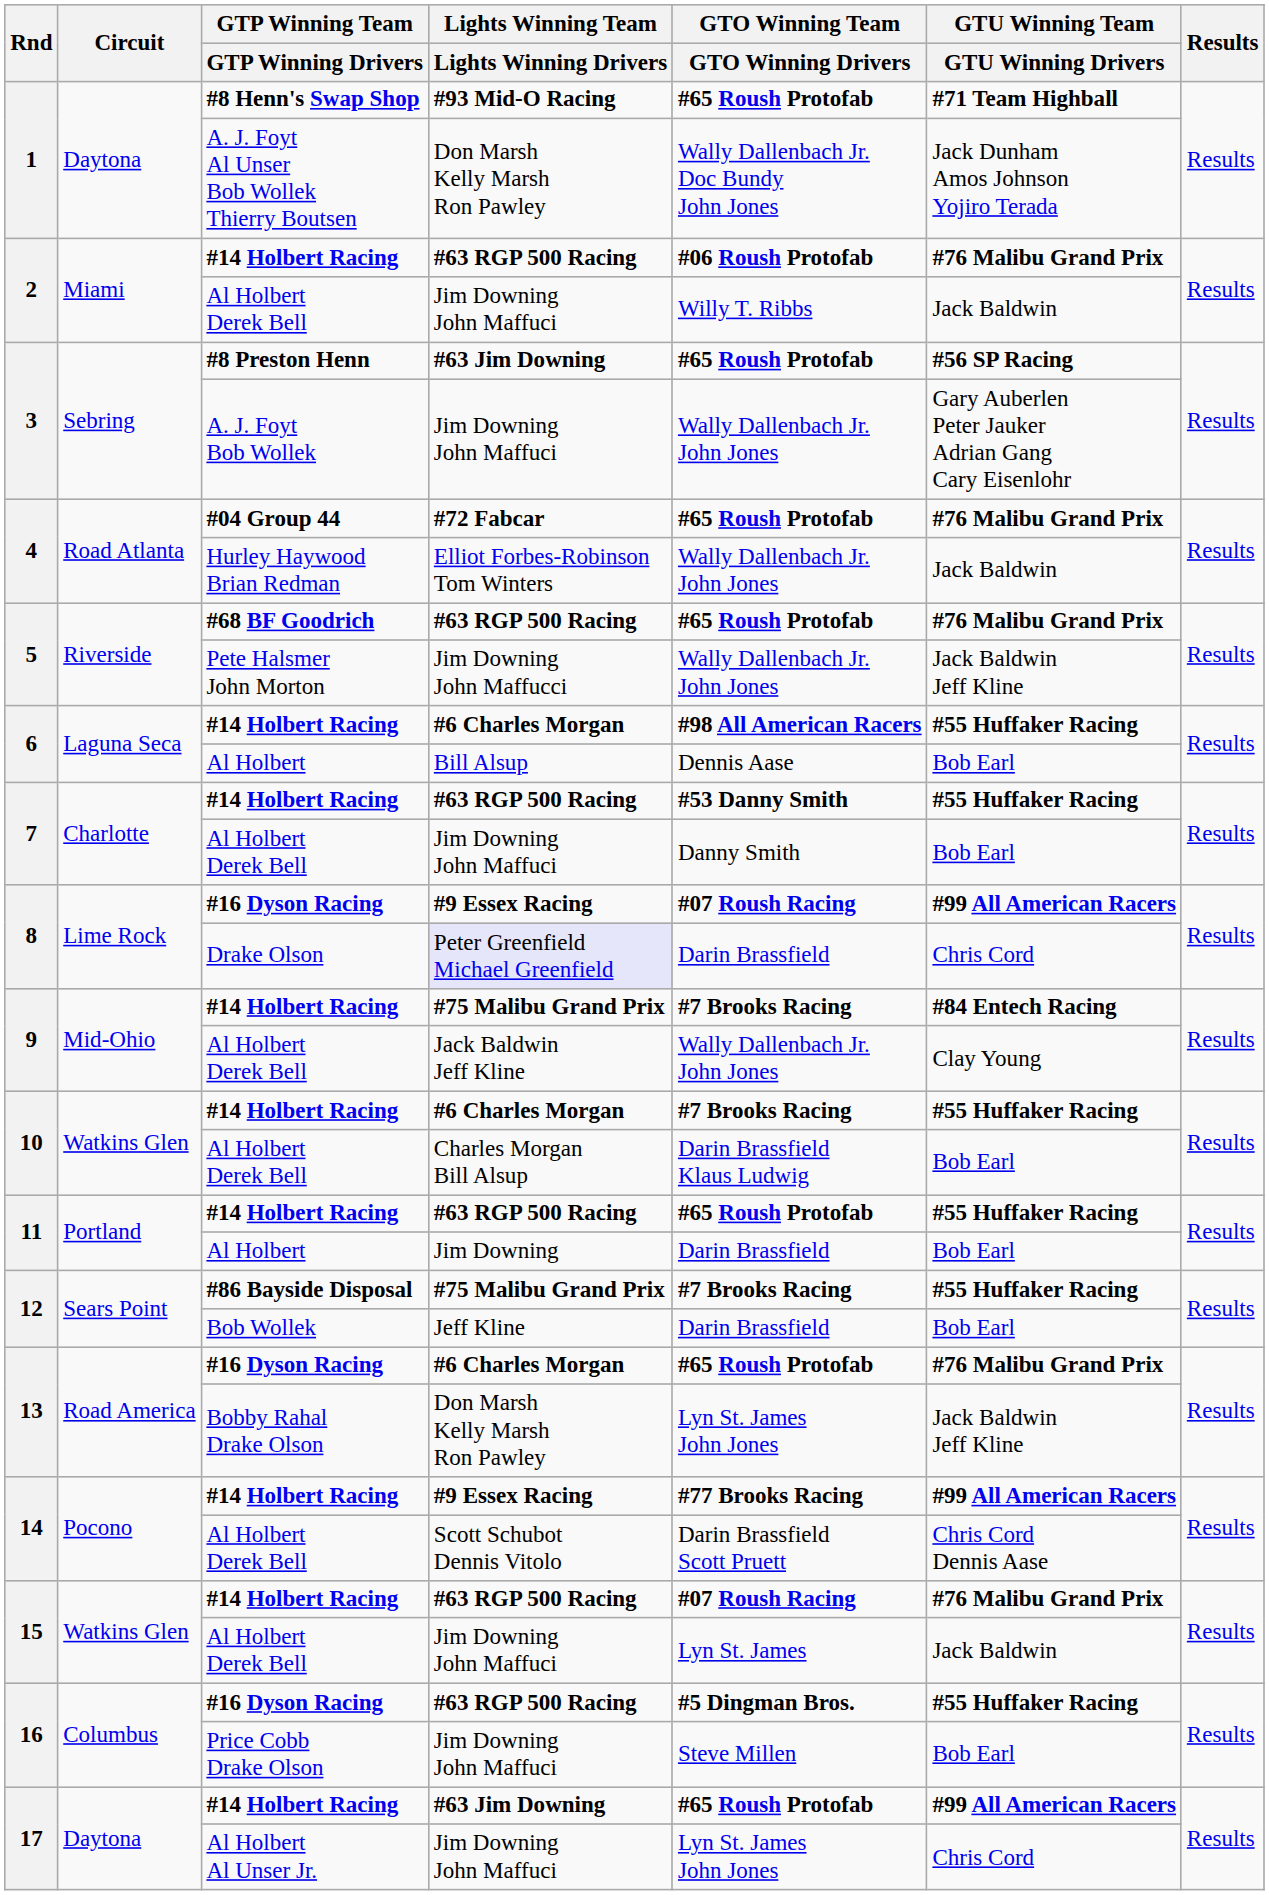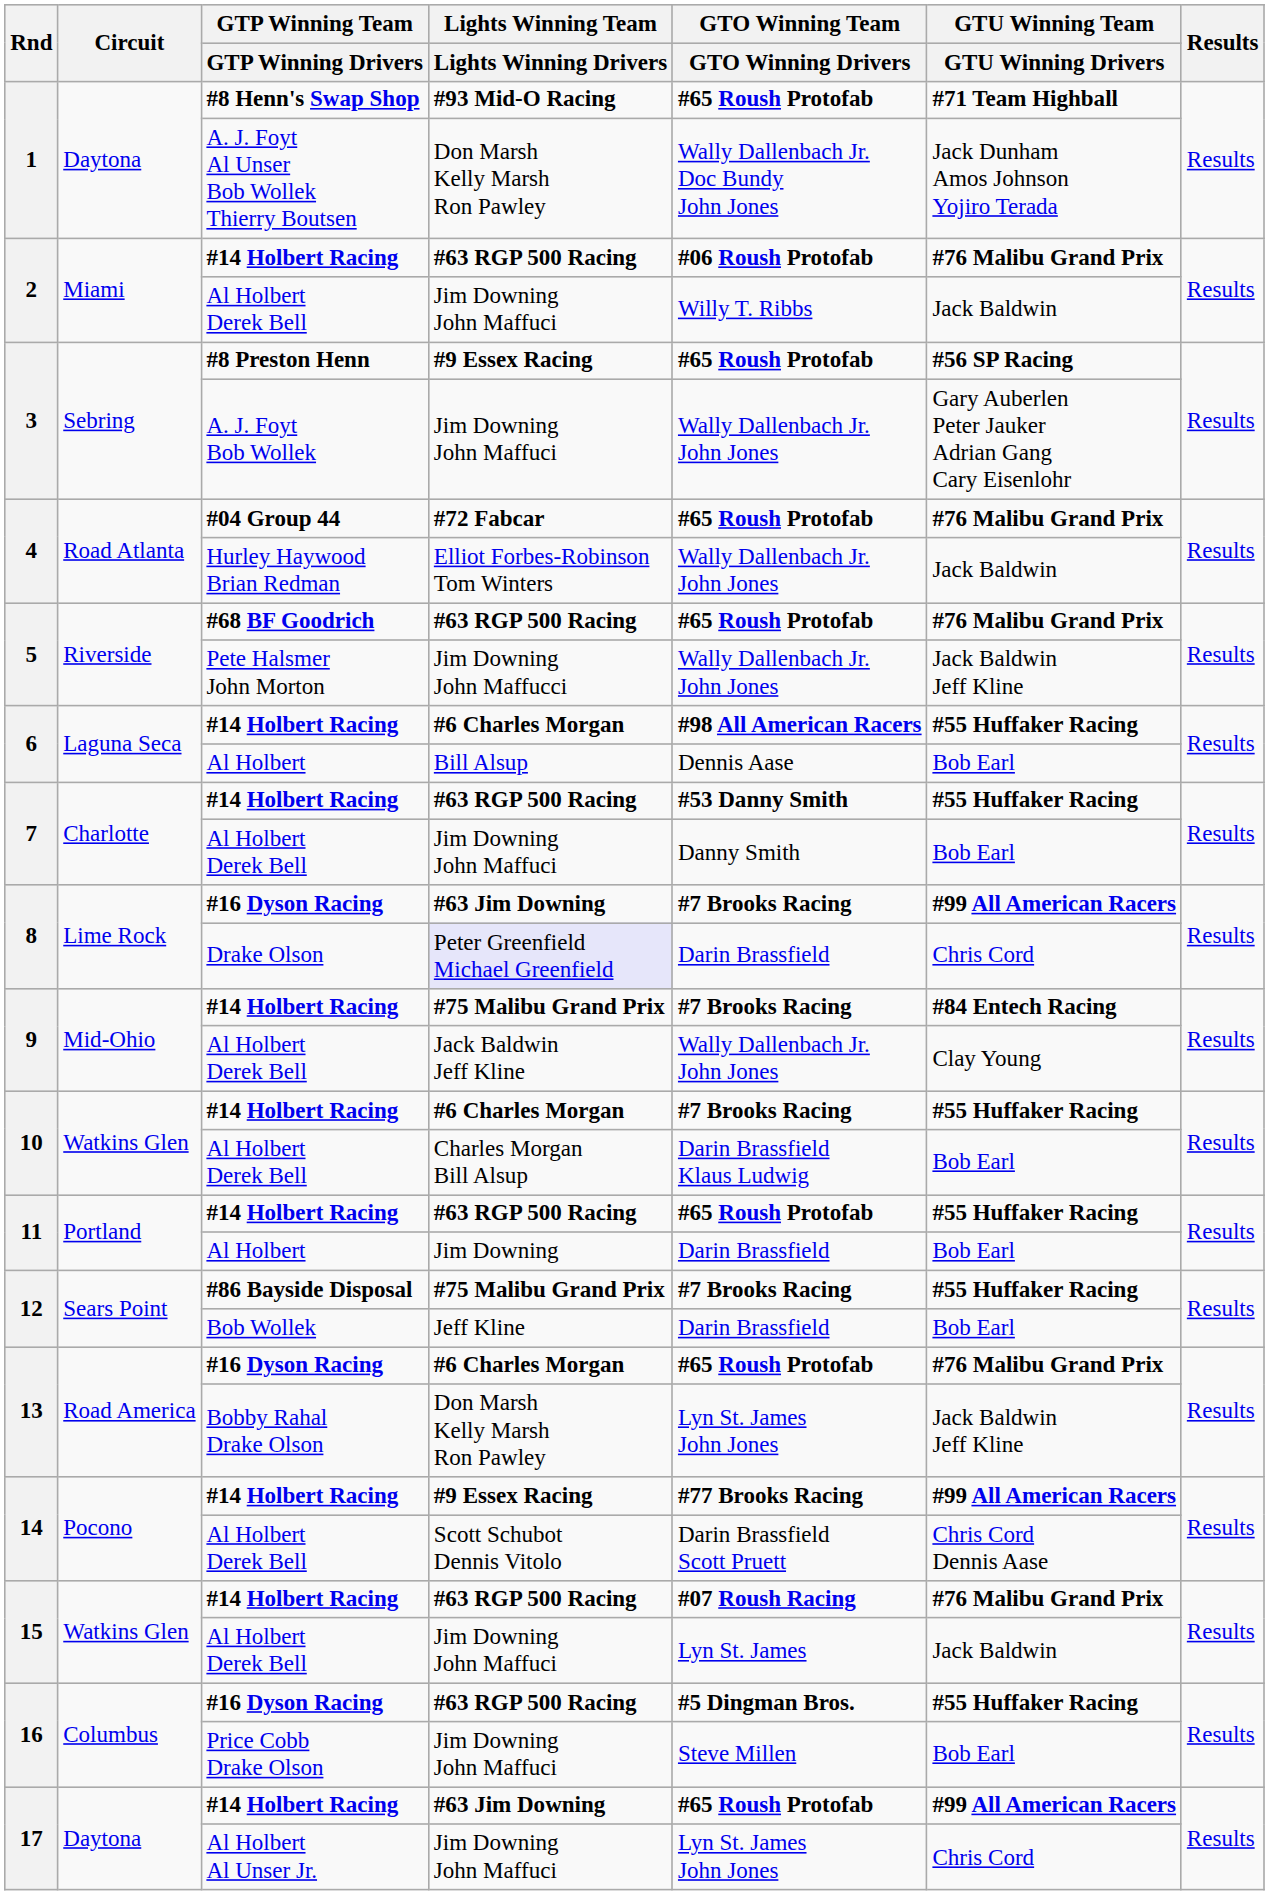(520, 360) #63 Jim Downing -> (513, 360) #9 Essex Racing
(513, 903) #9 Essex Racing -> (520, 903) #63 Jim Downing
(767, 903) #07 Roush Racing -> (765, 903) #7 Brooks Racing
